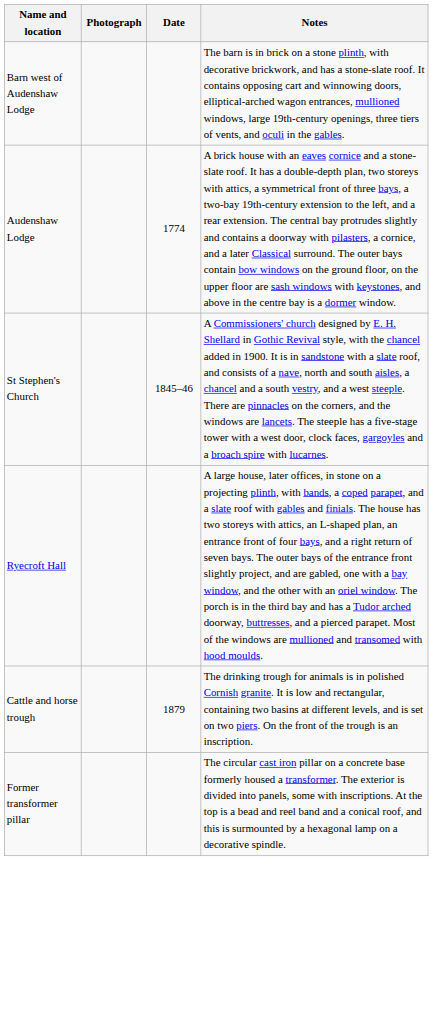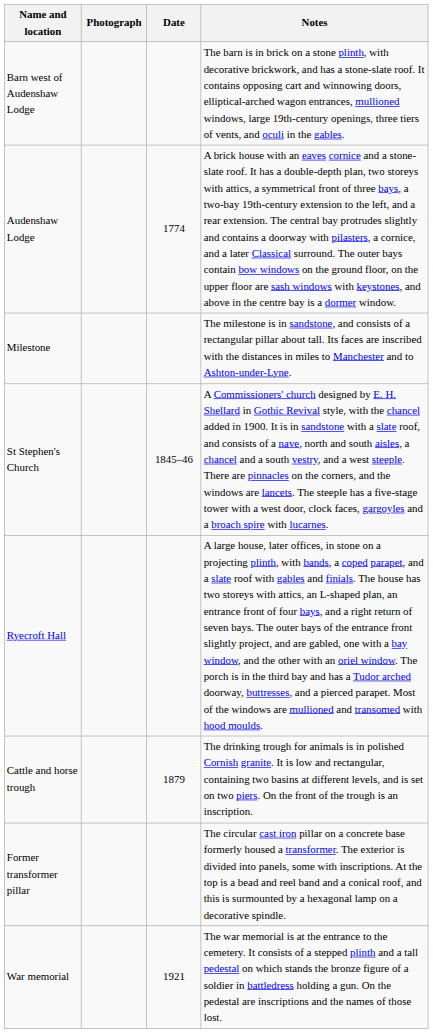+ row: (29, 348)
+ row: (38, 977)
